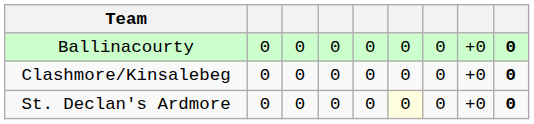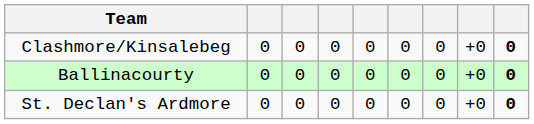rows swapped: (126, 47) <-> (126, 76)
(405, 104) lightyellow background -> (405, 104) no background
